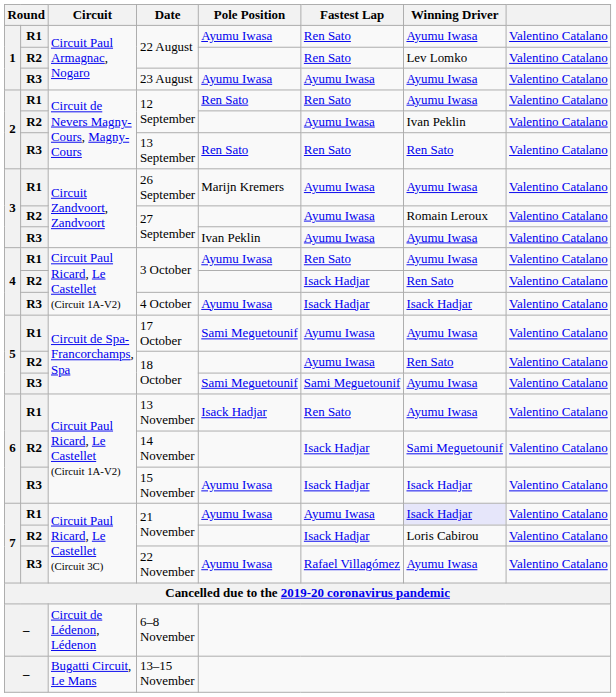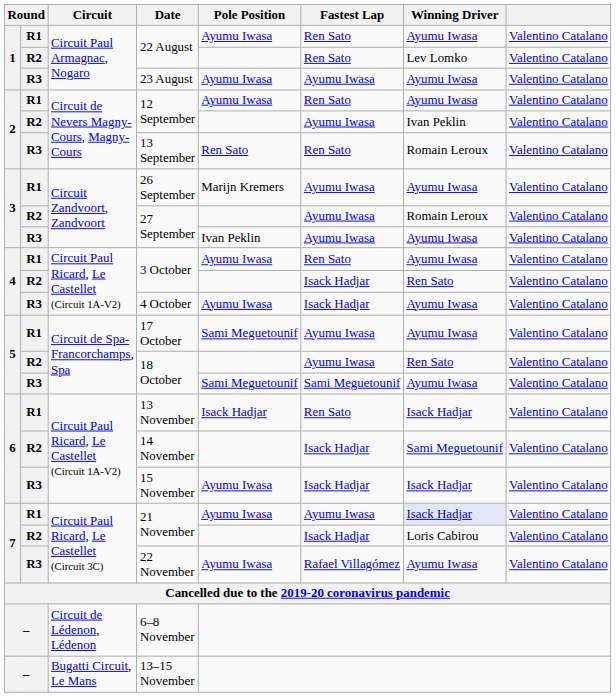(225, 100) Ren Sato -> (237, 100) Ayumu Iwasa
(430, 150) Ren Sato -> (447, 150) Romain Leroux
(439, 303) Isack Hadjar -> (442, 303) Ayumu Iwasa
(442, 411) Ayumu Iwasa -> (439, 411) Isack Hadjar
